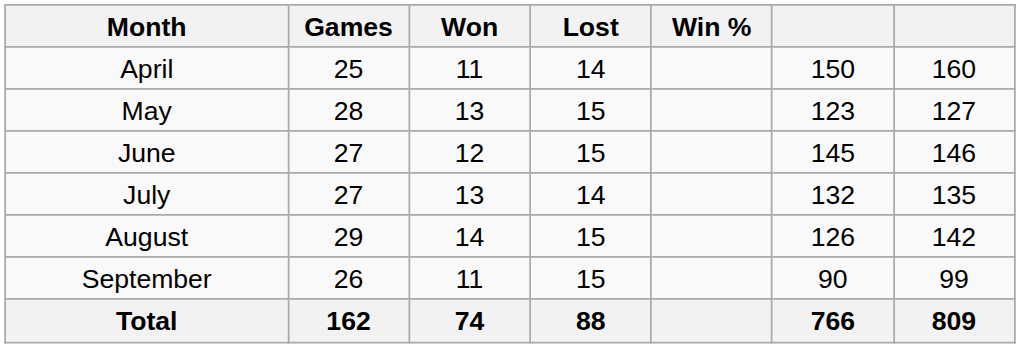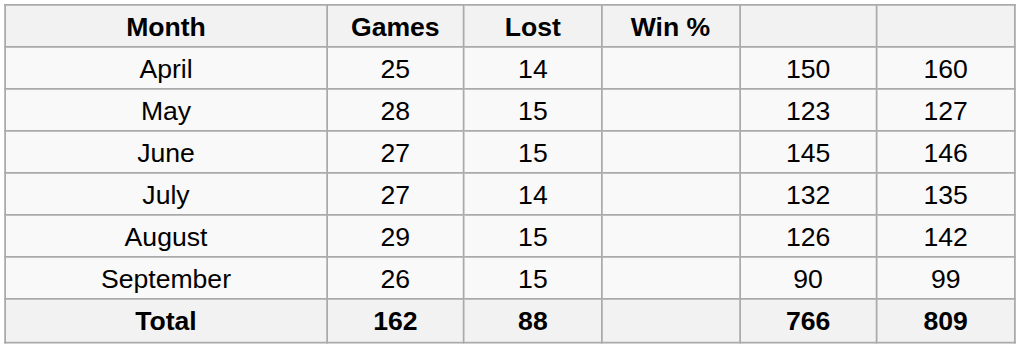- column: (470, 26)
